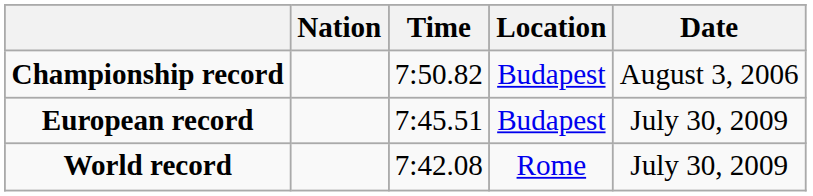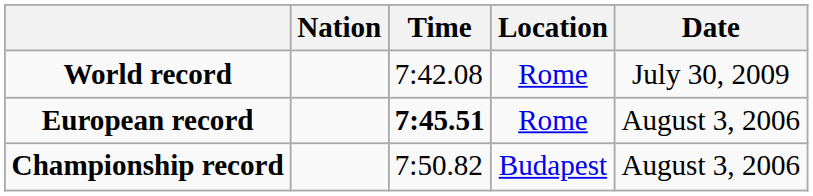rows swapped: (148, 166) <-> (148, 73)
(439, 119) normal -> (440, 119) bold
(551, 119) Budapest -> (553, 119) Rome
(709, 119) July 30, 2009 -> (711, 119) August 3, 2006
